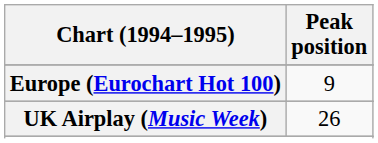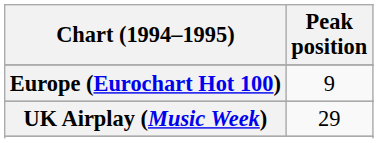(329, 118) 26 -> (329, 118) 29
